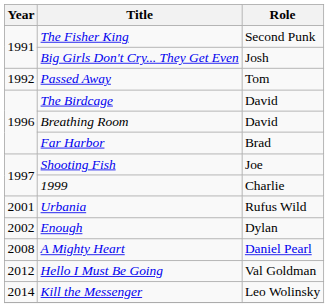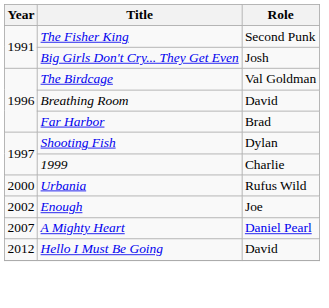- row: (76, 79)
(261, 100) David -> (281, 79) Val Goldman
(254, 164) Joe -> (261, 143) Dylan
(21, 206) 2001 -> (21, 185) 2000
(261, 228) Dylan -> (254, 206) Joe
(21, 249) 2008 -> (21, 228) 2007
(281, 270) Val Goldman -> (261, 249) David
- row: (91, 292)
